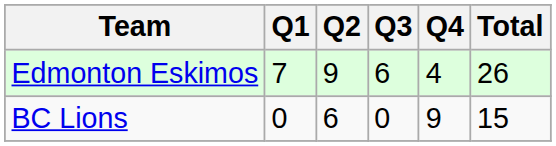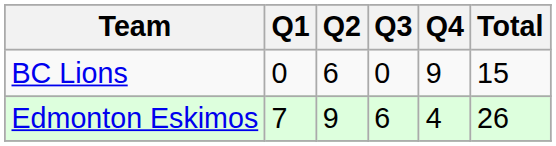rows swapped: (135, 72) <-> (70, 118)
